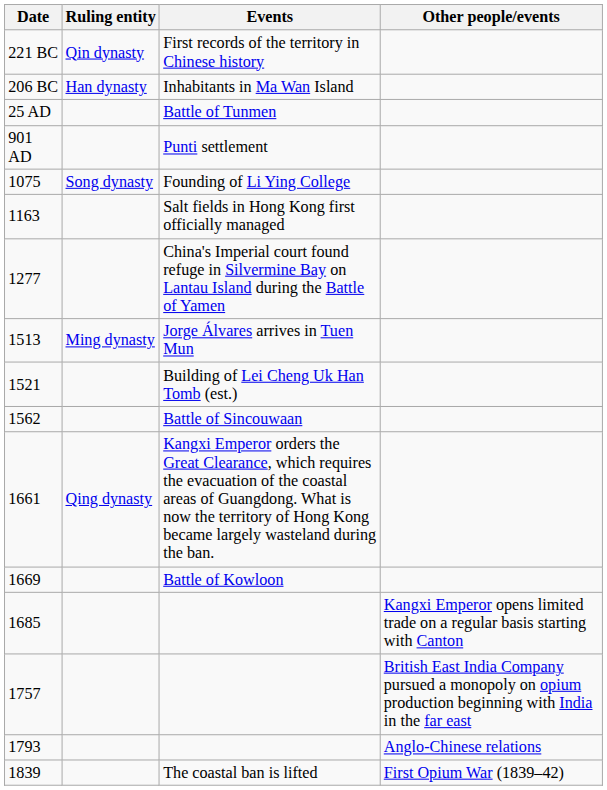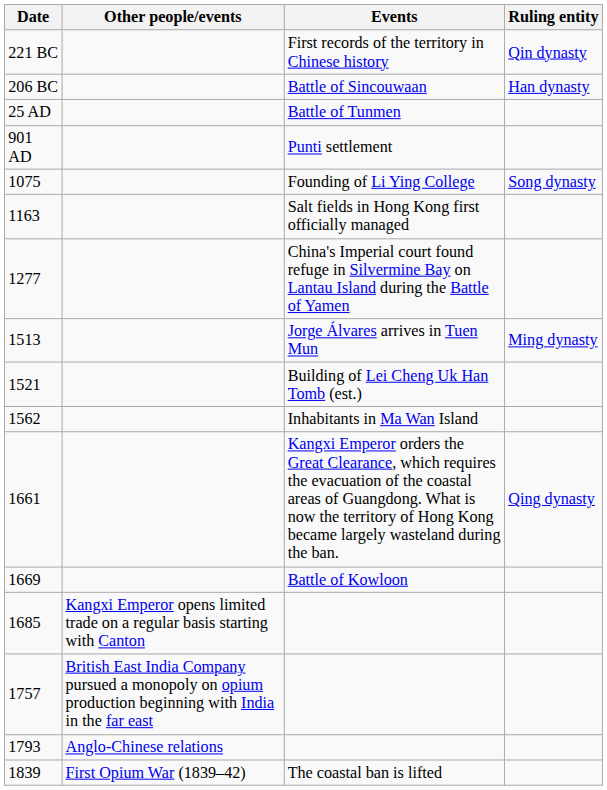columns swapped: (111, 17) <-> (491, 17)
(258, 86) Inhabitants in Ma Wan Island -> (357, 86) Battle of Sincouwaan
(233, 419) Battle of Sincouwaan -> (383, 419) Inhabitants in Ma Wan Island
